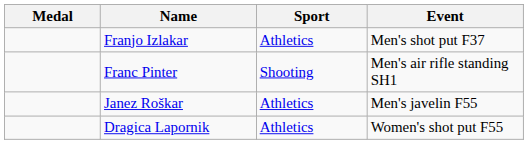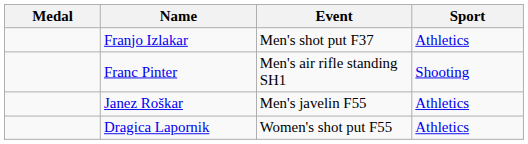columns swapped: (312, 16) <-> (445, 16)
